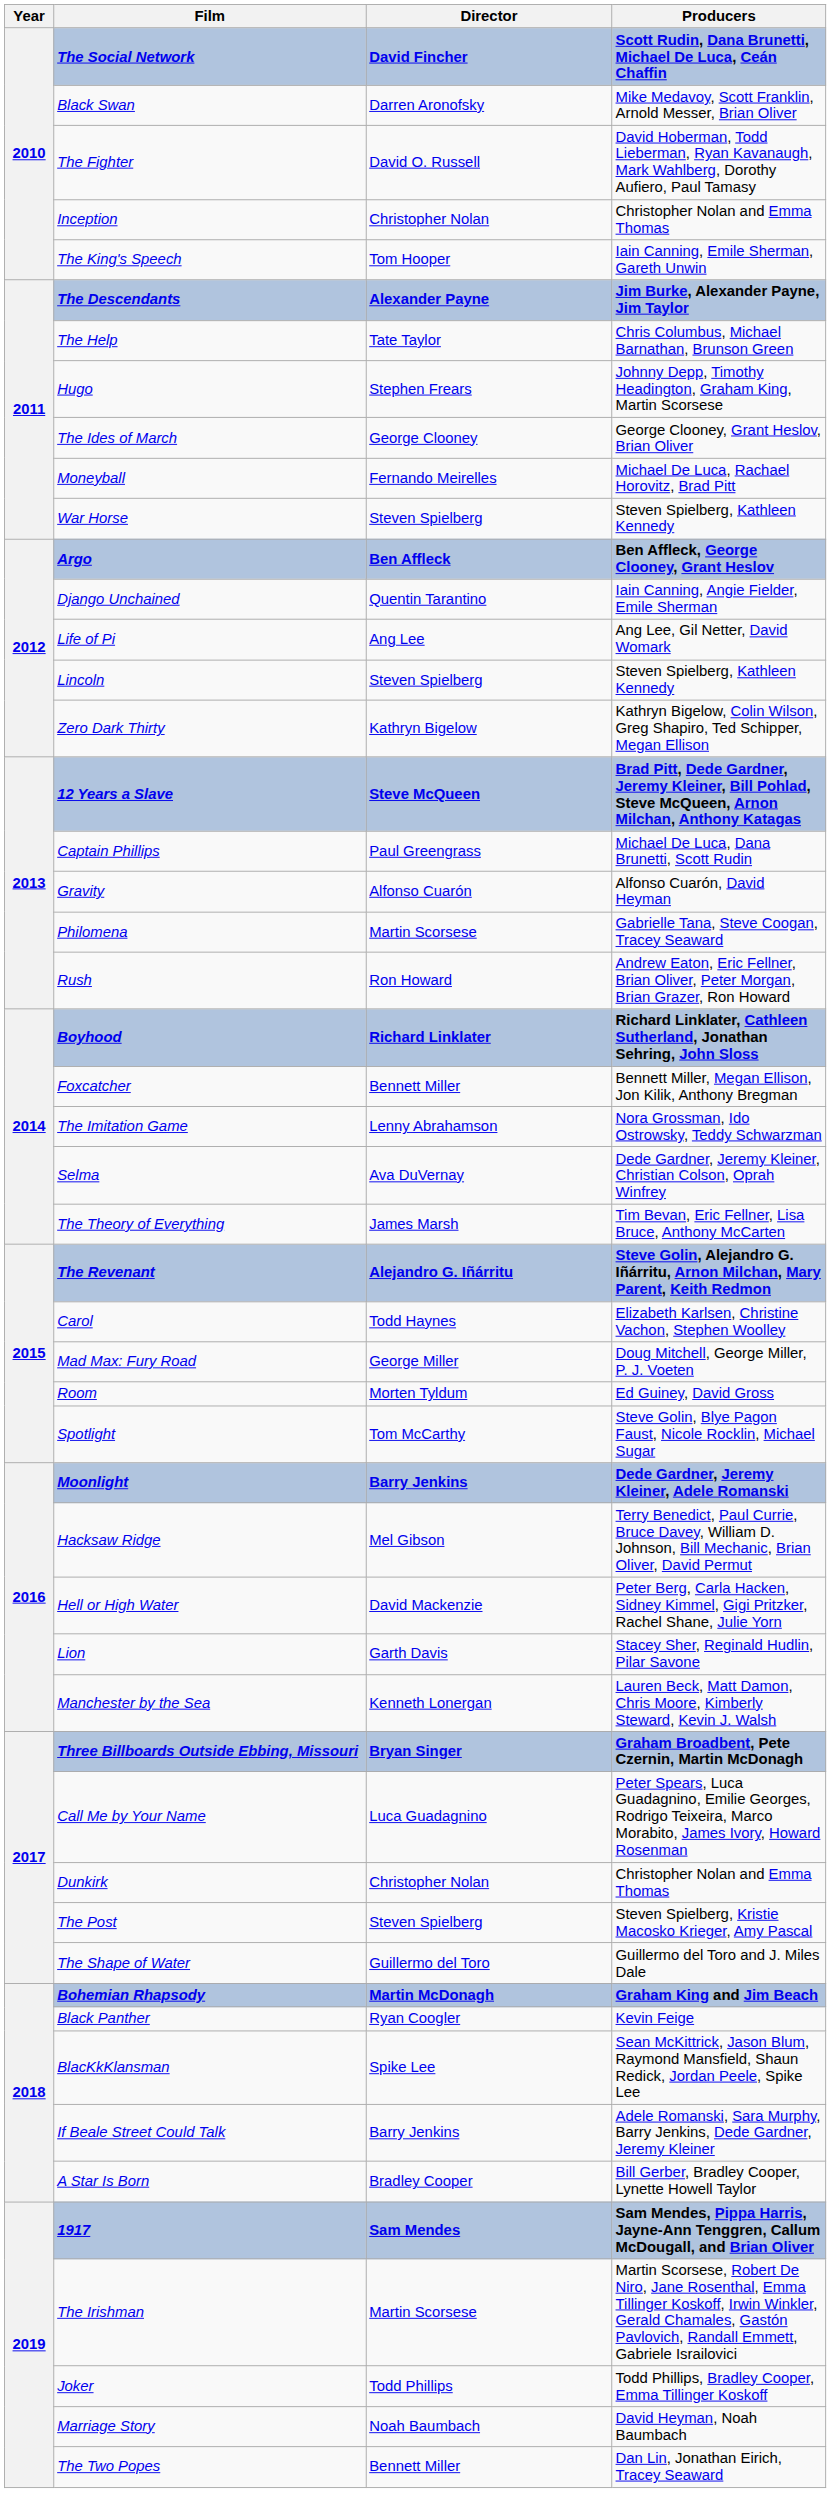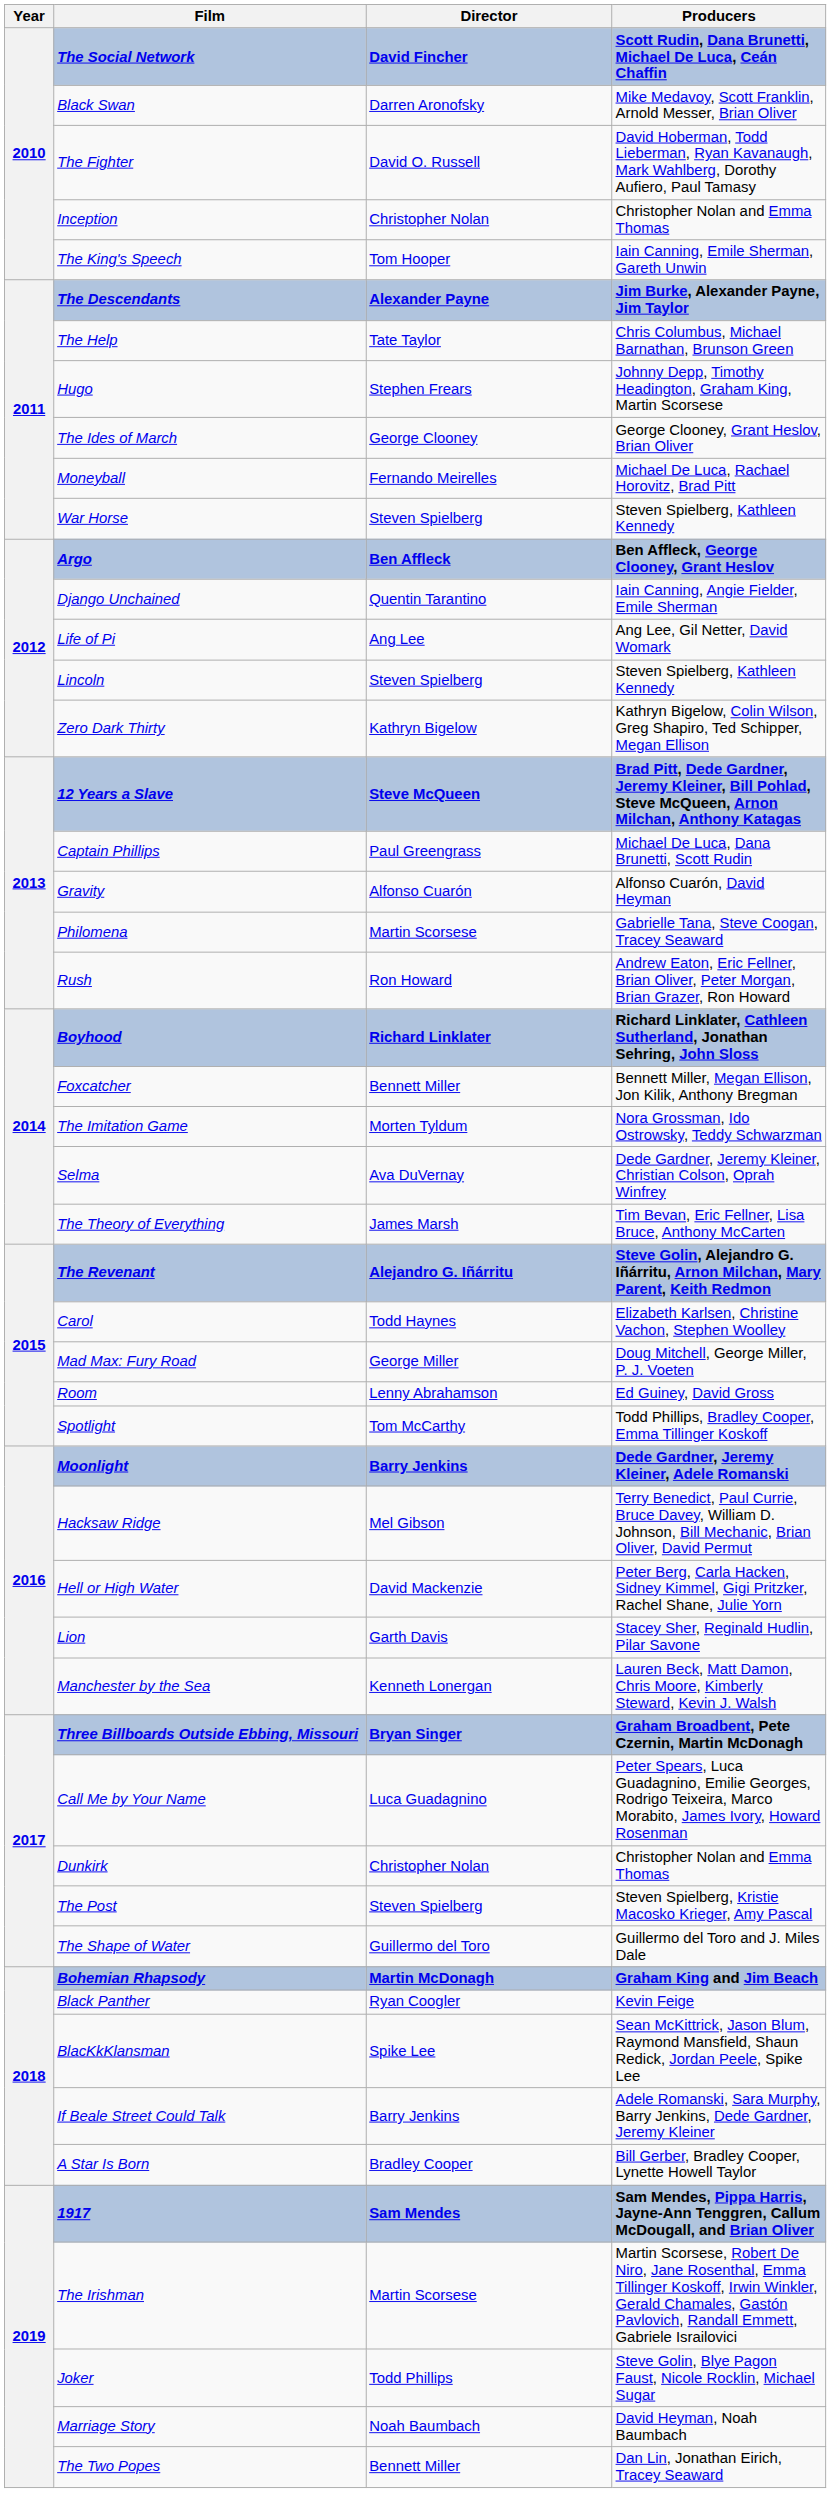(433, 1126) Lenny Abrahamson -> (418, 1126) Morten Tyldum
(418, 1393) Morten Tyldum -> (433, 1393) Lenny Abrahamson
(715, 1434) Steve Golin, Blye Pagon Faust, Nicole Rocklin, Michael Sugar -> (715, 1425) Todd Phillips, Bradley Cooper, Emma Tillinger Koskoff
(715, 2386) Todd Phillips, Bradley Cooper, Emma Tillinger Koskoff -> (715, 2377) Steve Golin, Blye Pagon Faust, Nicole Rocklin, Michael Sugar
